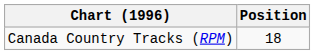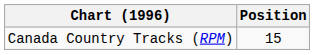(273, 39) 18 -> (273, 39) 15
